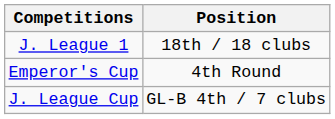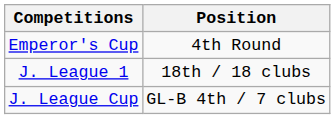rows swapped: (74, 45) <-> (74, 72)
